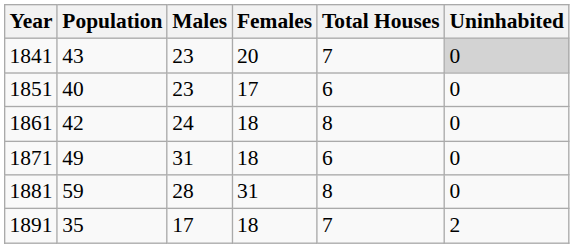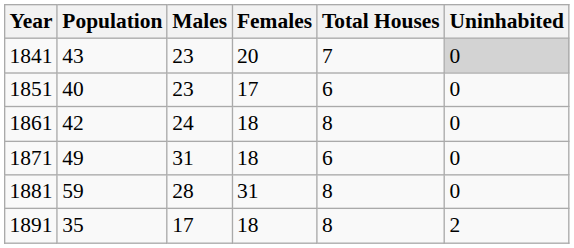(327, 225) 7 -> (327, 225) 8
